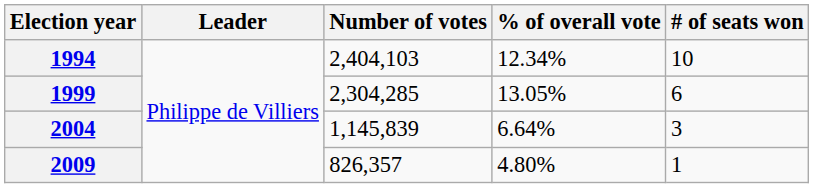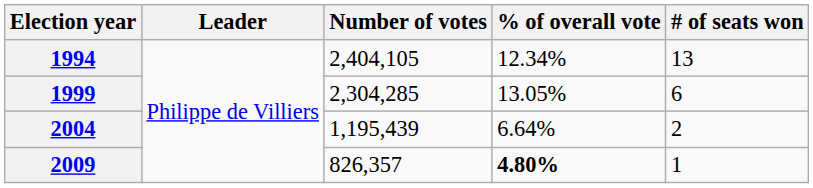(374, 57) 2,404,103 -> (374, 57) 2,404,105
(682, 57) 10 -> (682, 57) 13
(374, 128) 1,145,839 -> (374, 128) 1,195,439
(677, 128) 3 -> (677, 128) 2
(526, 164) normal -> (528, 164) bold
